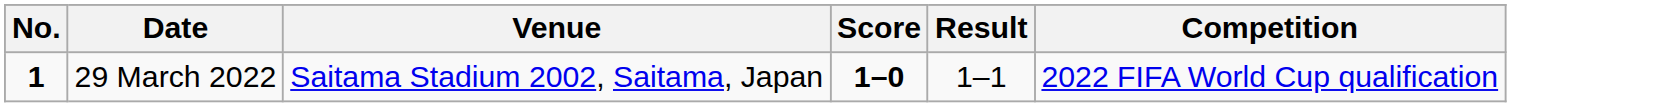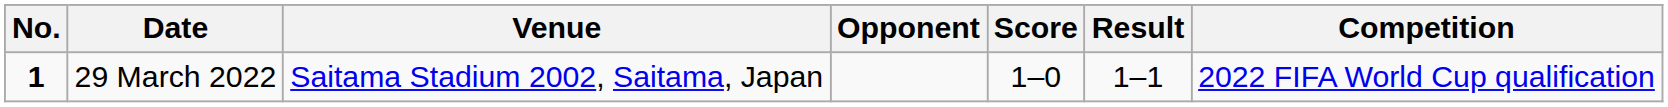+ column: (908, 28)
(879, 76) bold -> (1036, 76) normal
